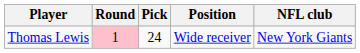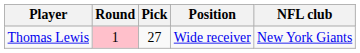(154, 37) 24 -> (154, 37) 27
